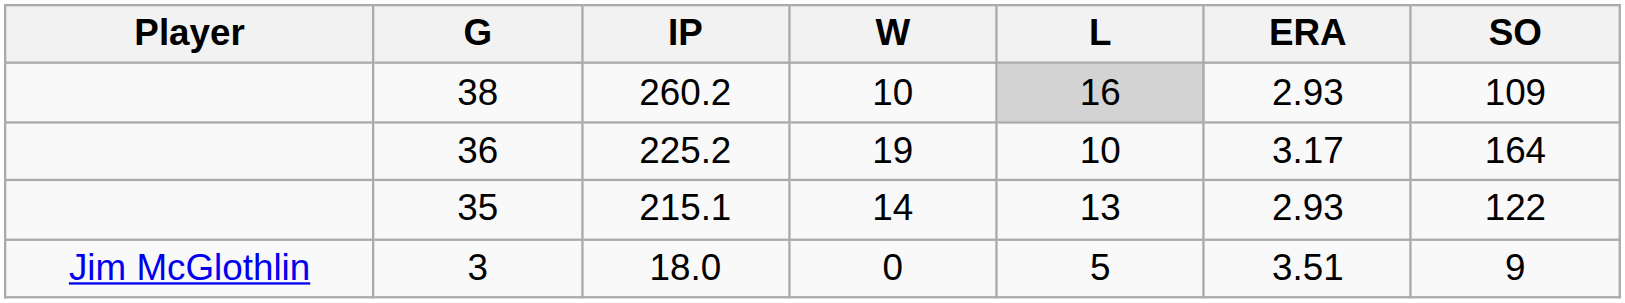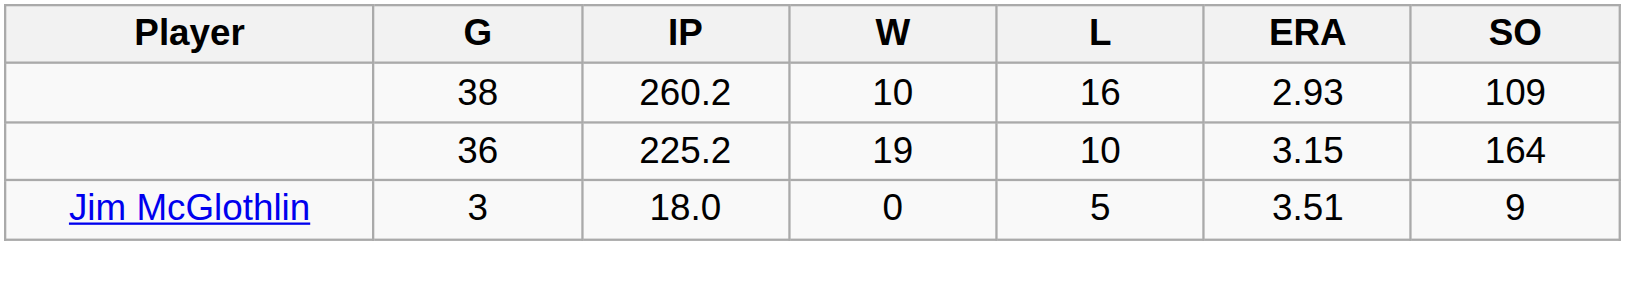(1100, 92) lightgrey background -> (1100, 92) no background
(1308, 150) 3.17 -> (1308, 150) 3.15
- row: (685, 208)
